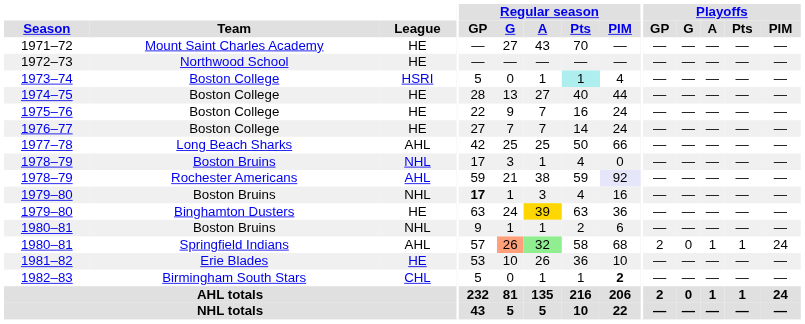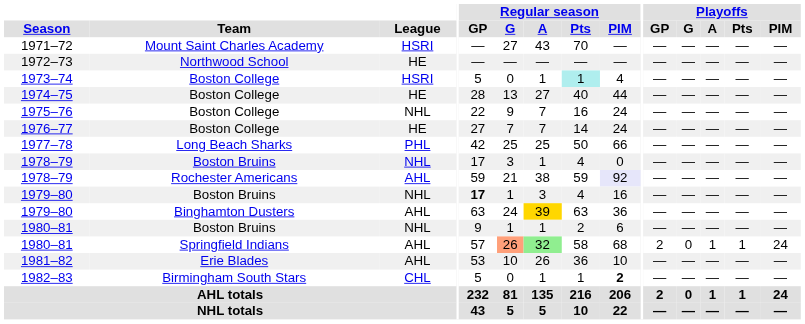(417, 45) HE -> (417, 45) HSRI
(417, 111) HE -> (417, 111) NHL
(417, 145) AHL -> (417, 145) PHL
(417, 211) HE -> (417, 211) AHL
(417, 261) HE -> (417, 261) AHL
